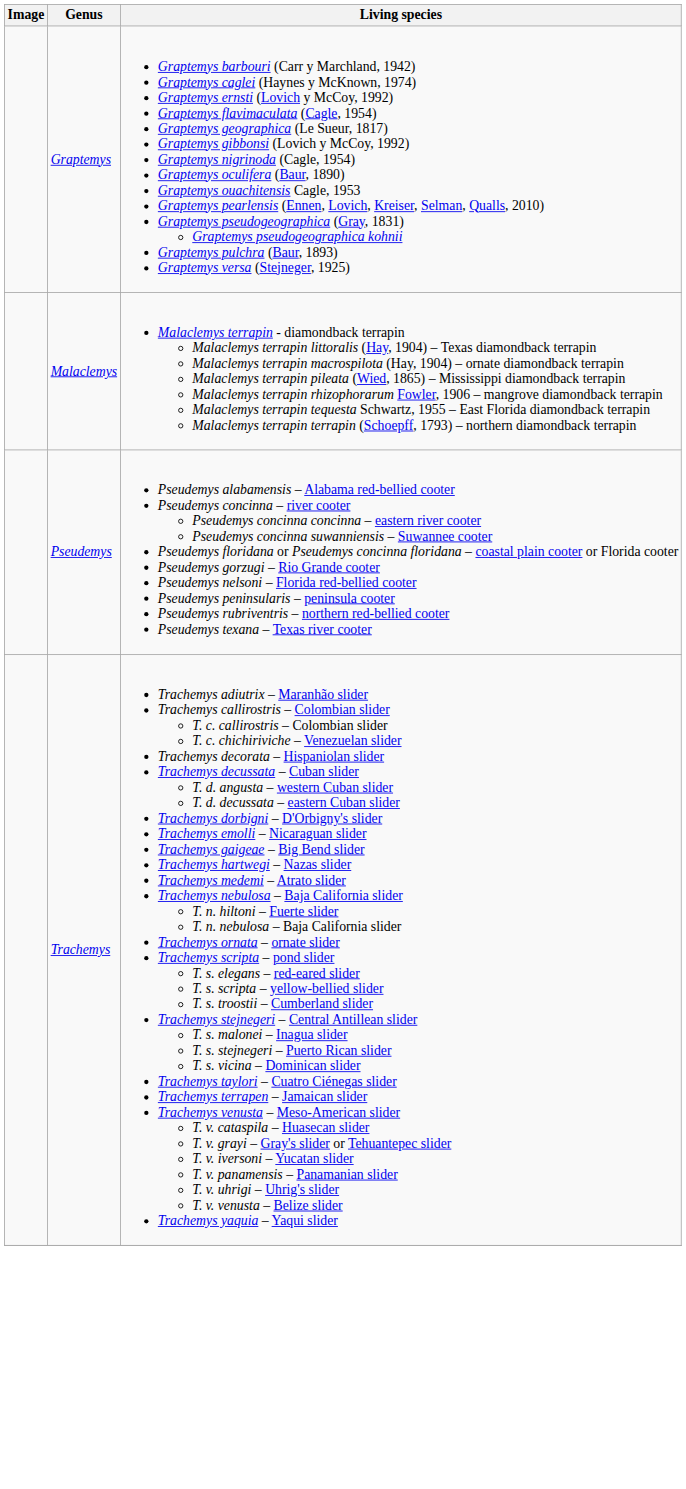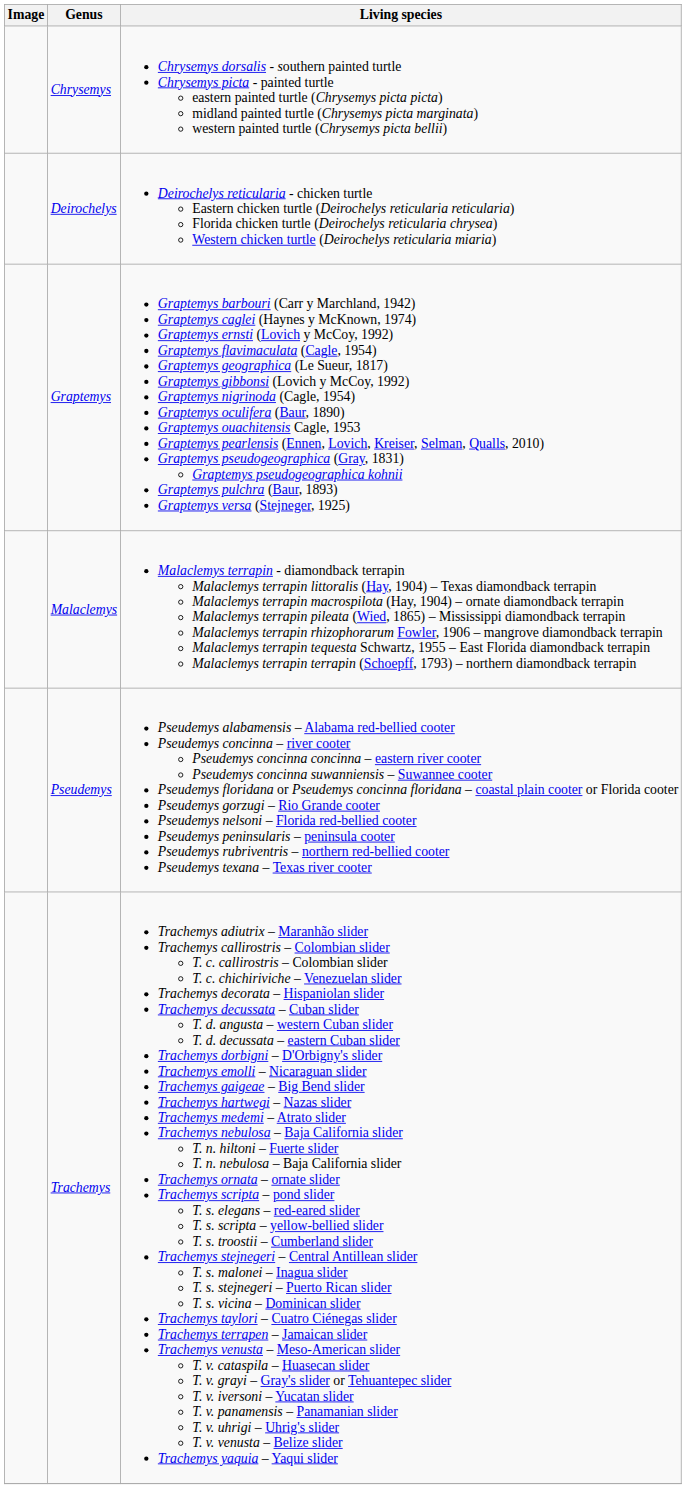+ row: (81, 89)
+ row: (84, 208)
